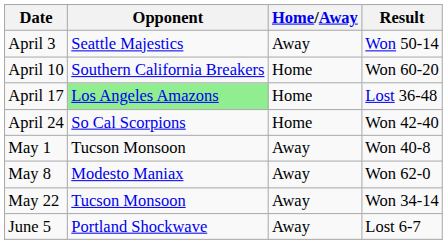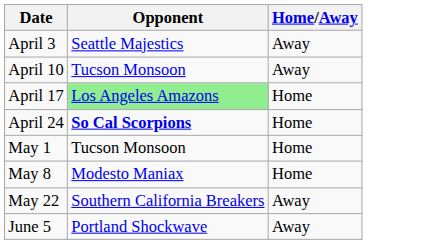- column: (402, 17)
(168, 69) Southern California Breakers -> (128, 69) Tucson Monsoon
(292, 69) Home -> (291, 69) Away
(129, 122) normal -> (131, 122) bold
(291, 148) Away -> (292, 148) Home
(291, 174) Away -> (292, 174) Home
(128, 200) Tucson Monsoon -> (168, 200) Southern California Breakers
